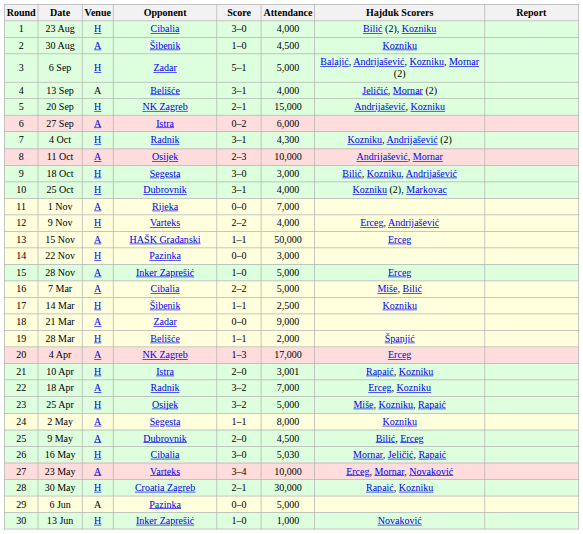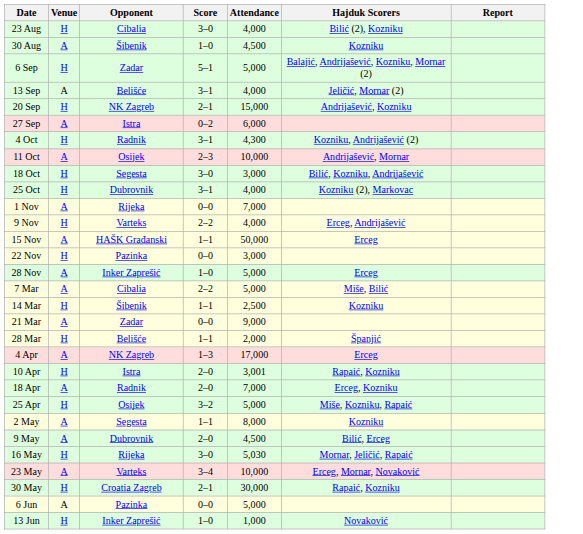- column: (21, 12)
(239, 388) 3–2 -> (205, 388) 2–0
(165, 454) Cibalia -> (131, 454) Rijeka
